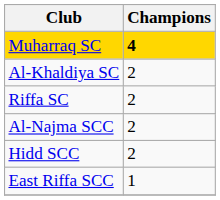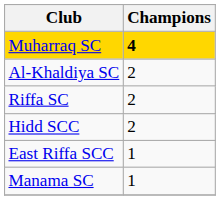- row: (61, 126)
+ row: (51, 180)
